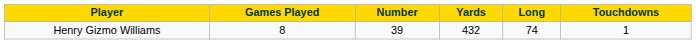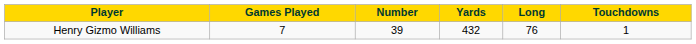(282, 30) 8 -> (282, 30) 7
(532, 30) 74 -> (532, 30) 76
